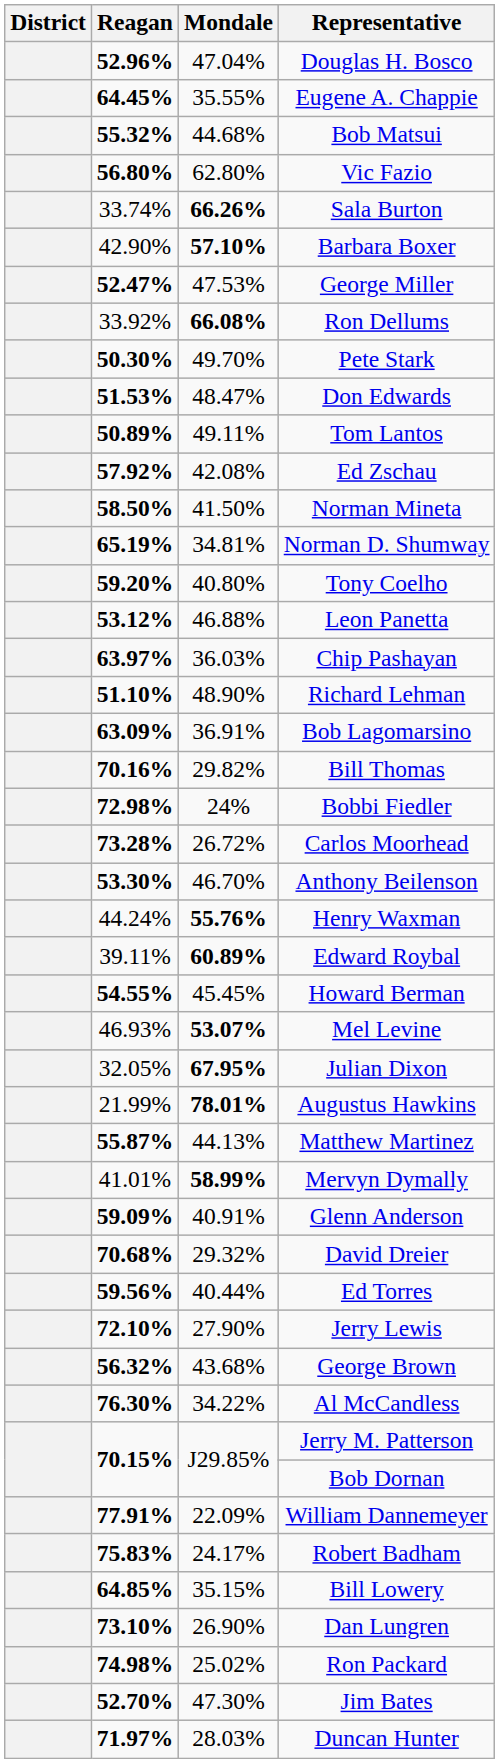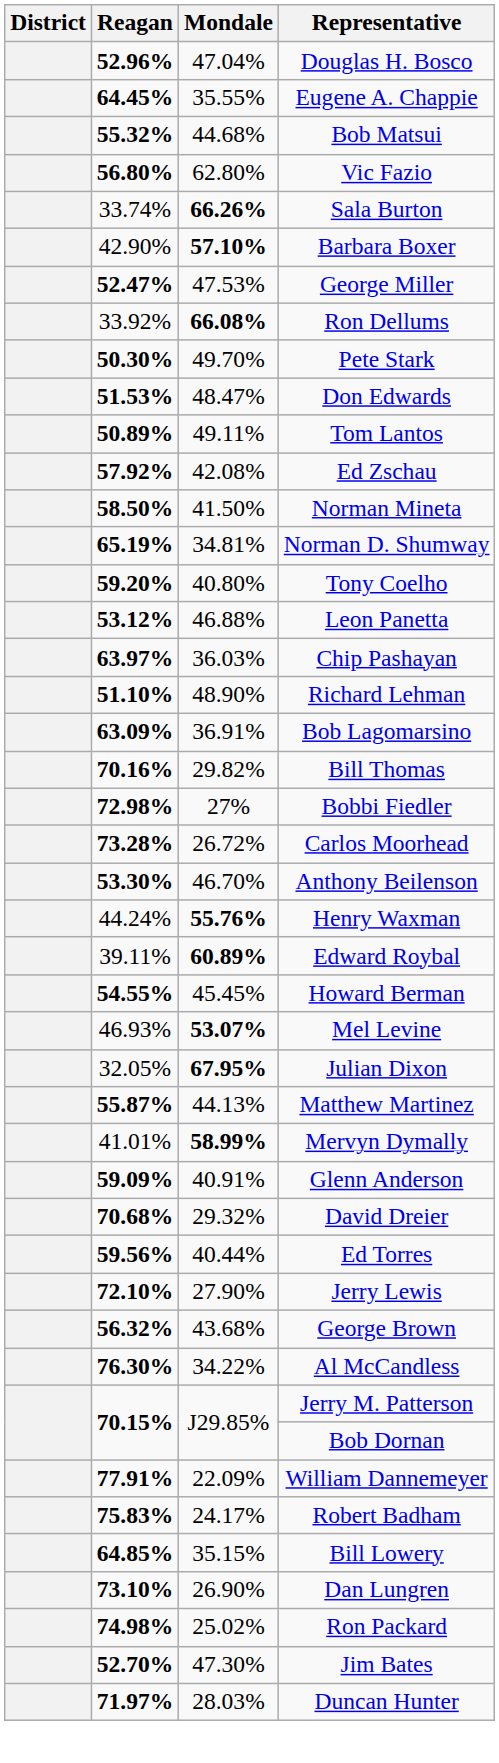(228, 806) 24% -> (228, 806) 27%
- row: (387, 1104)
